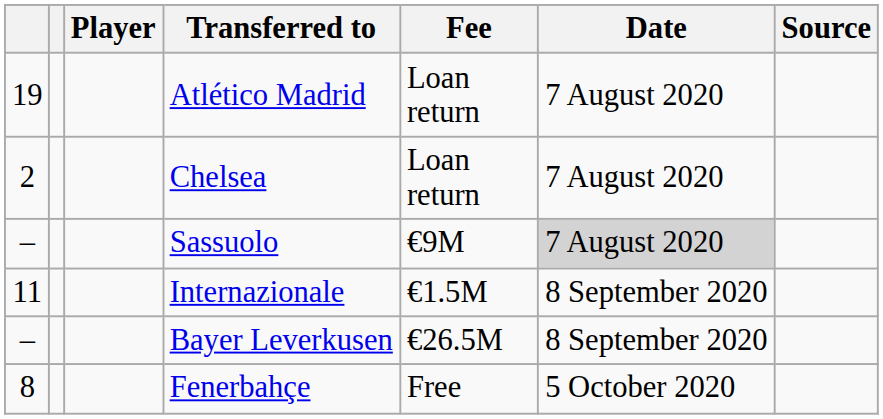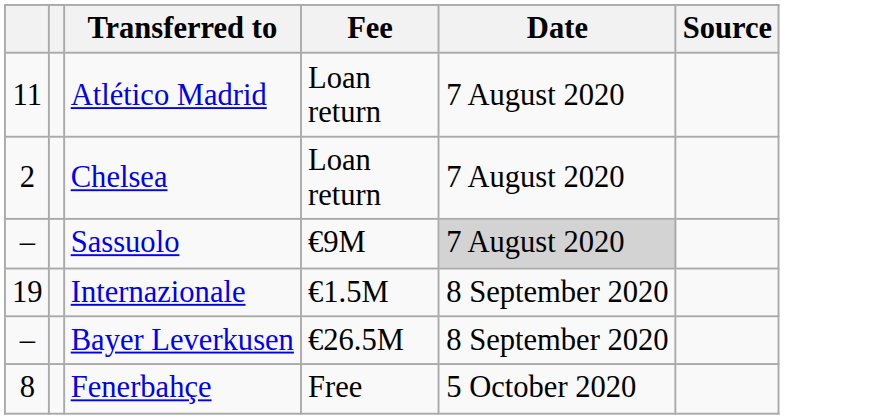- column: (113, 28)
(27, 94) 19 -> (27, 94) 11
(27, 291) 11 -> (27, 291) 19
